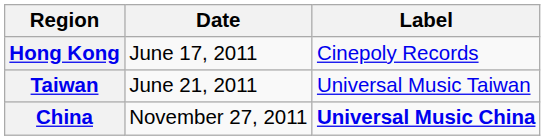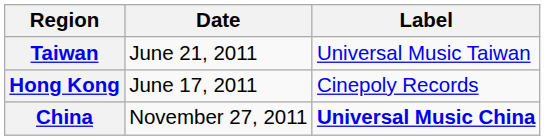rows swapped: (65, 53) <-> (65, 85)
